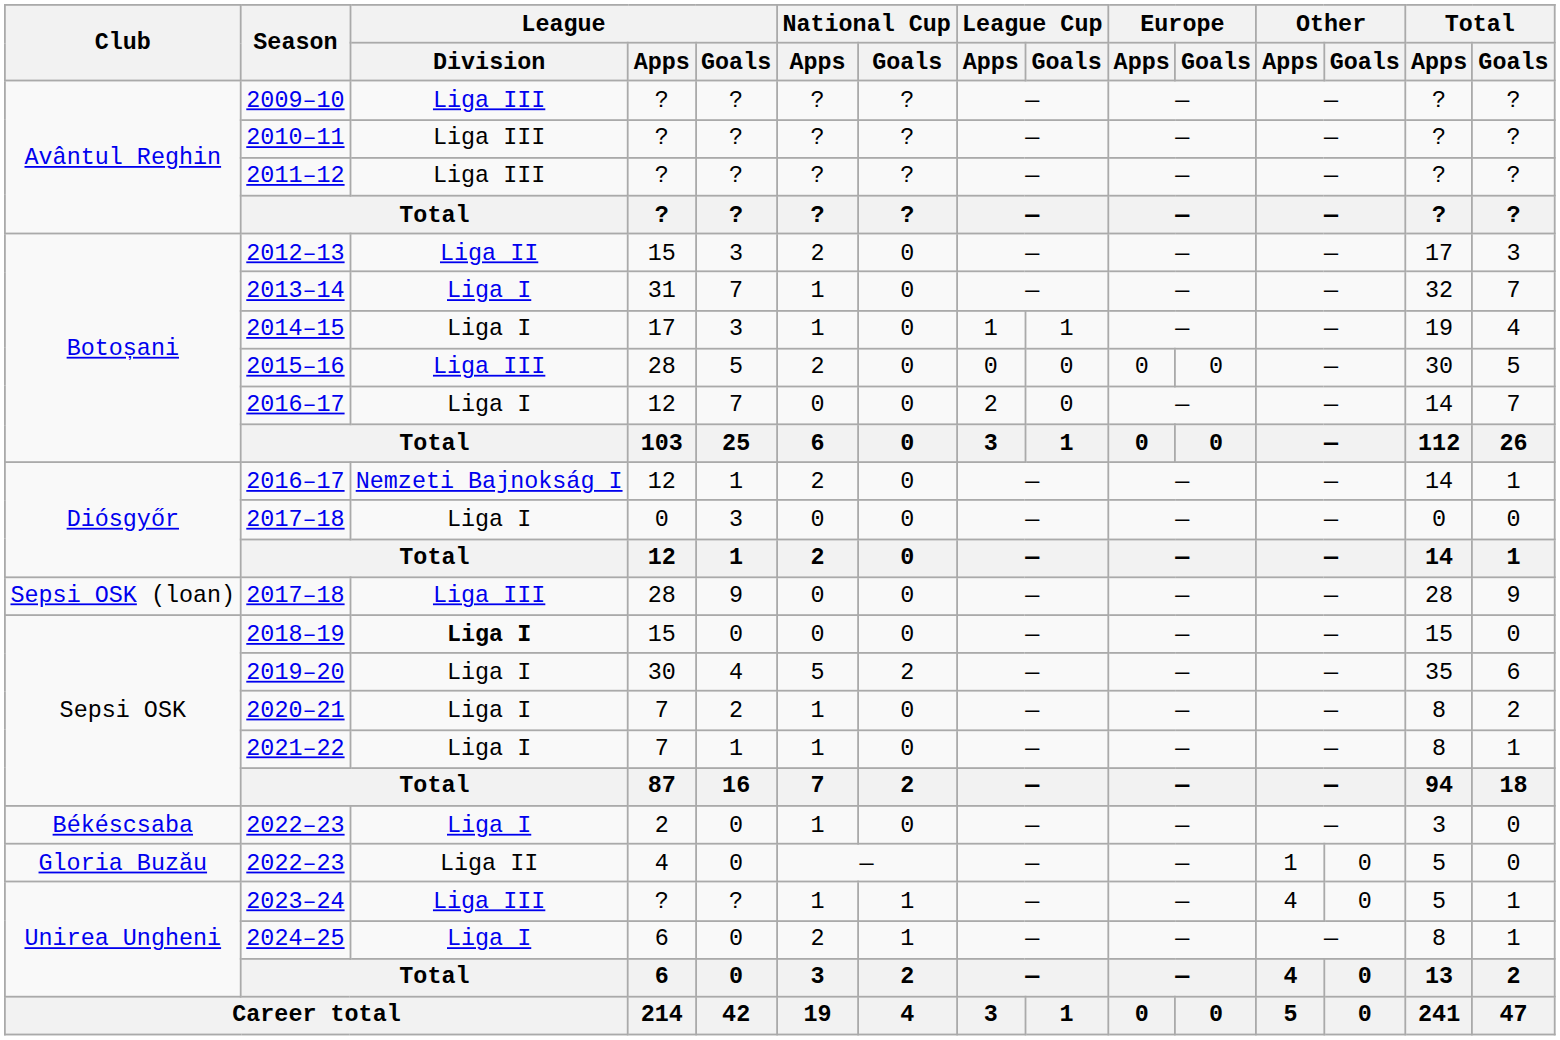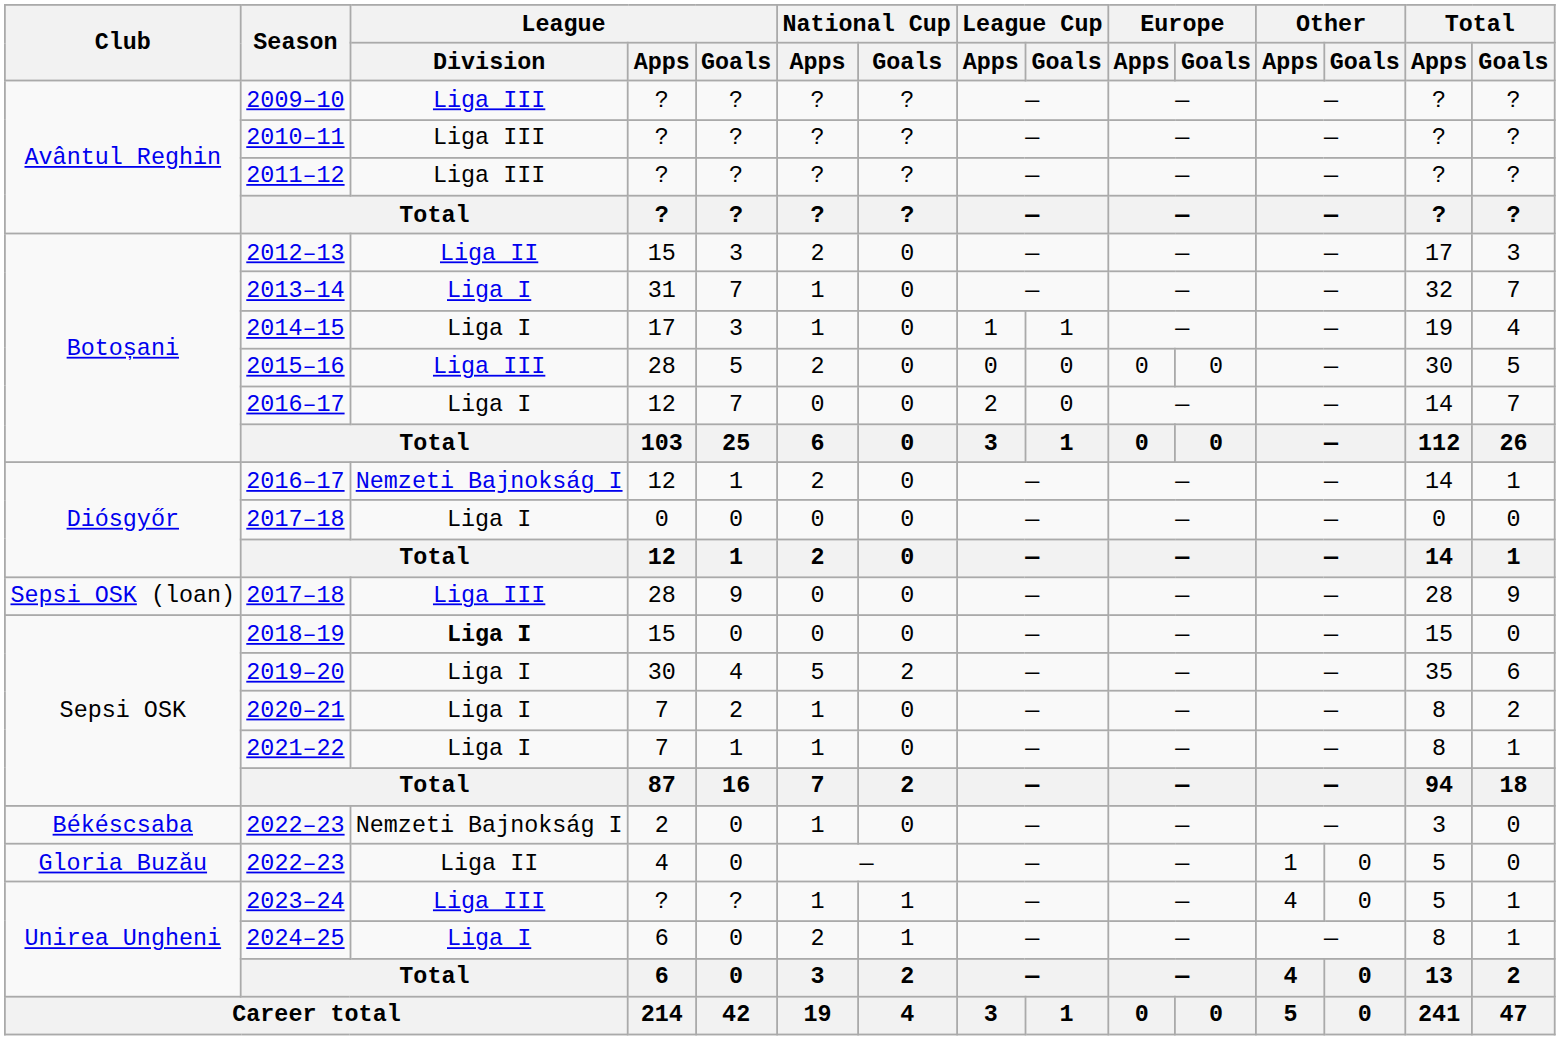(736, 520) 3 -> (736, 520) 0
(489, 825) Liga I -> (489, 825) Nemzeti Bajnokság I
